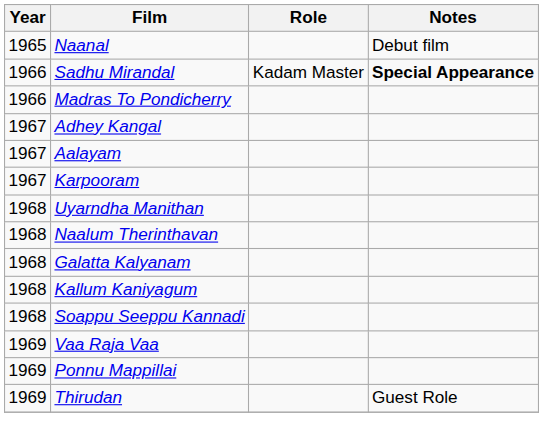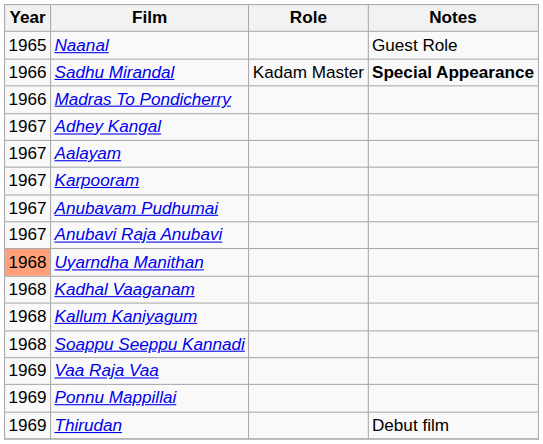(410, 45) Debut film -> (415, 45) Guest Role
+ row: (136, 208)
+ row: (138, 235)
(28, 208) no background -> (28, 262) lightsalmon background
- row: (136, 235)
- row: (123, 262)
+ row: (125, 289)
(415, 398) Guest Role -> (410, 425) Debut film
